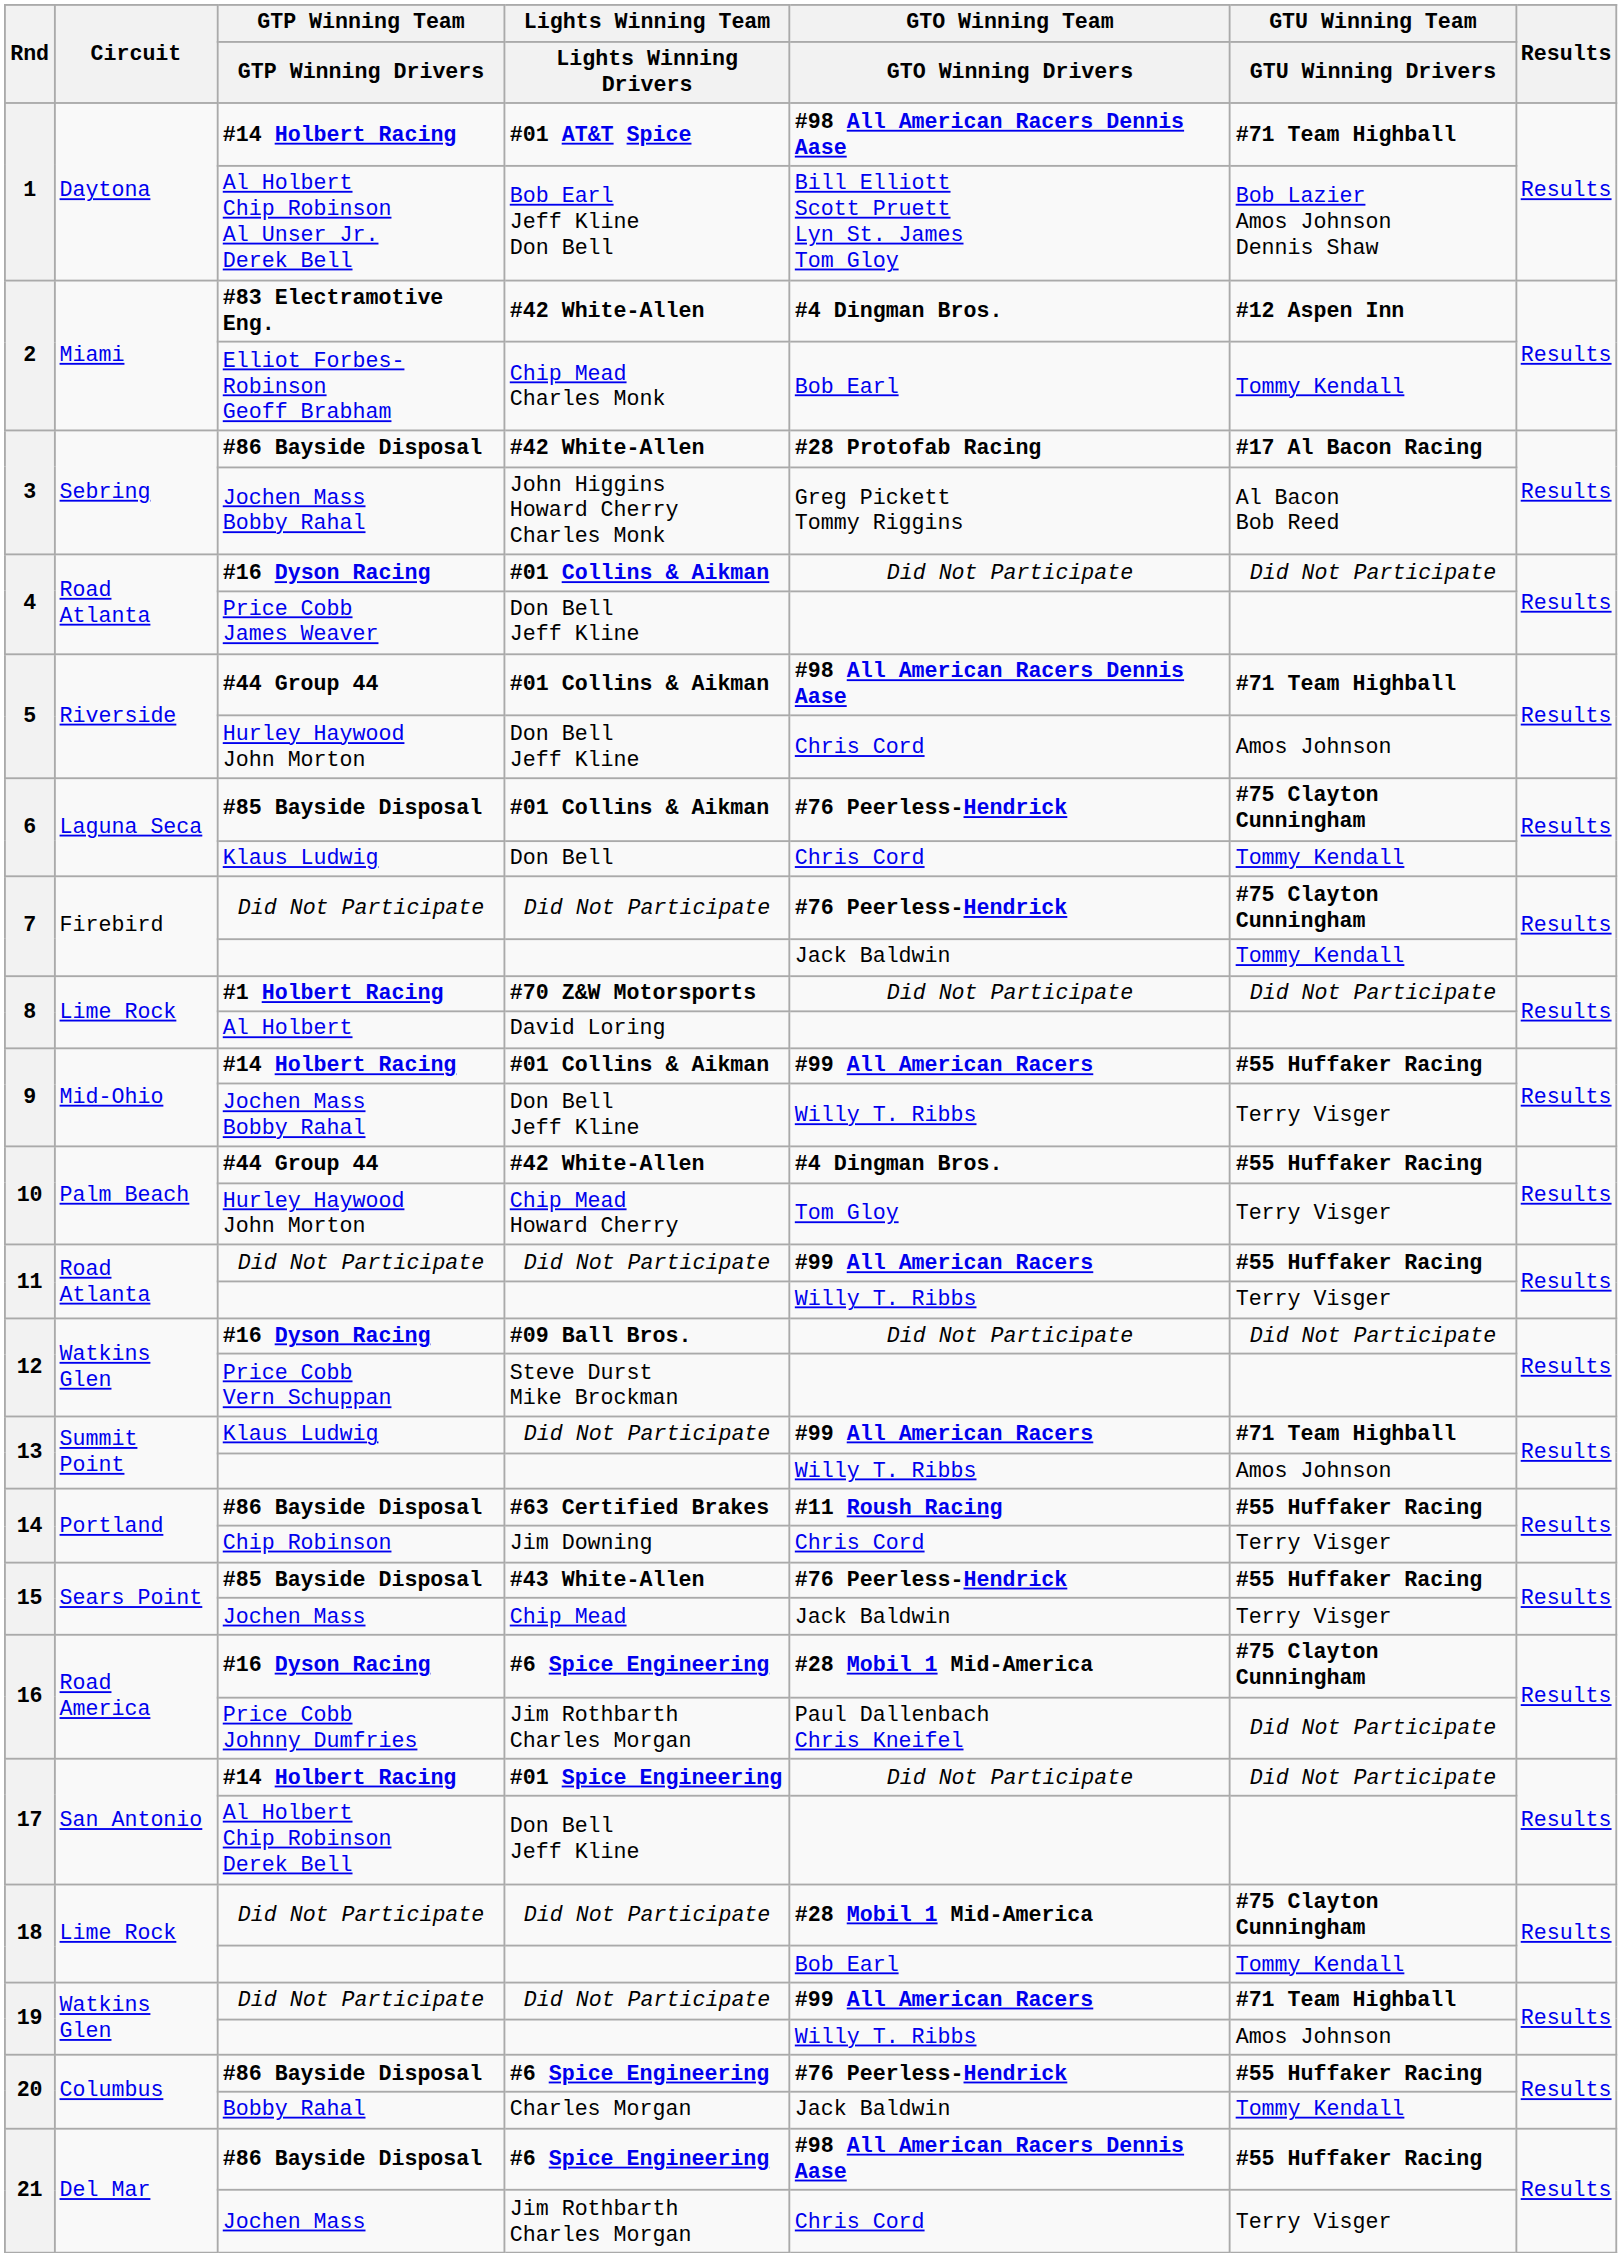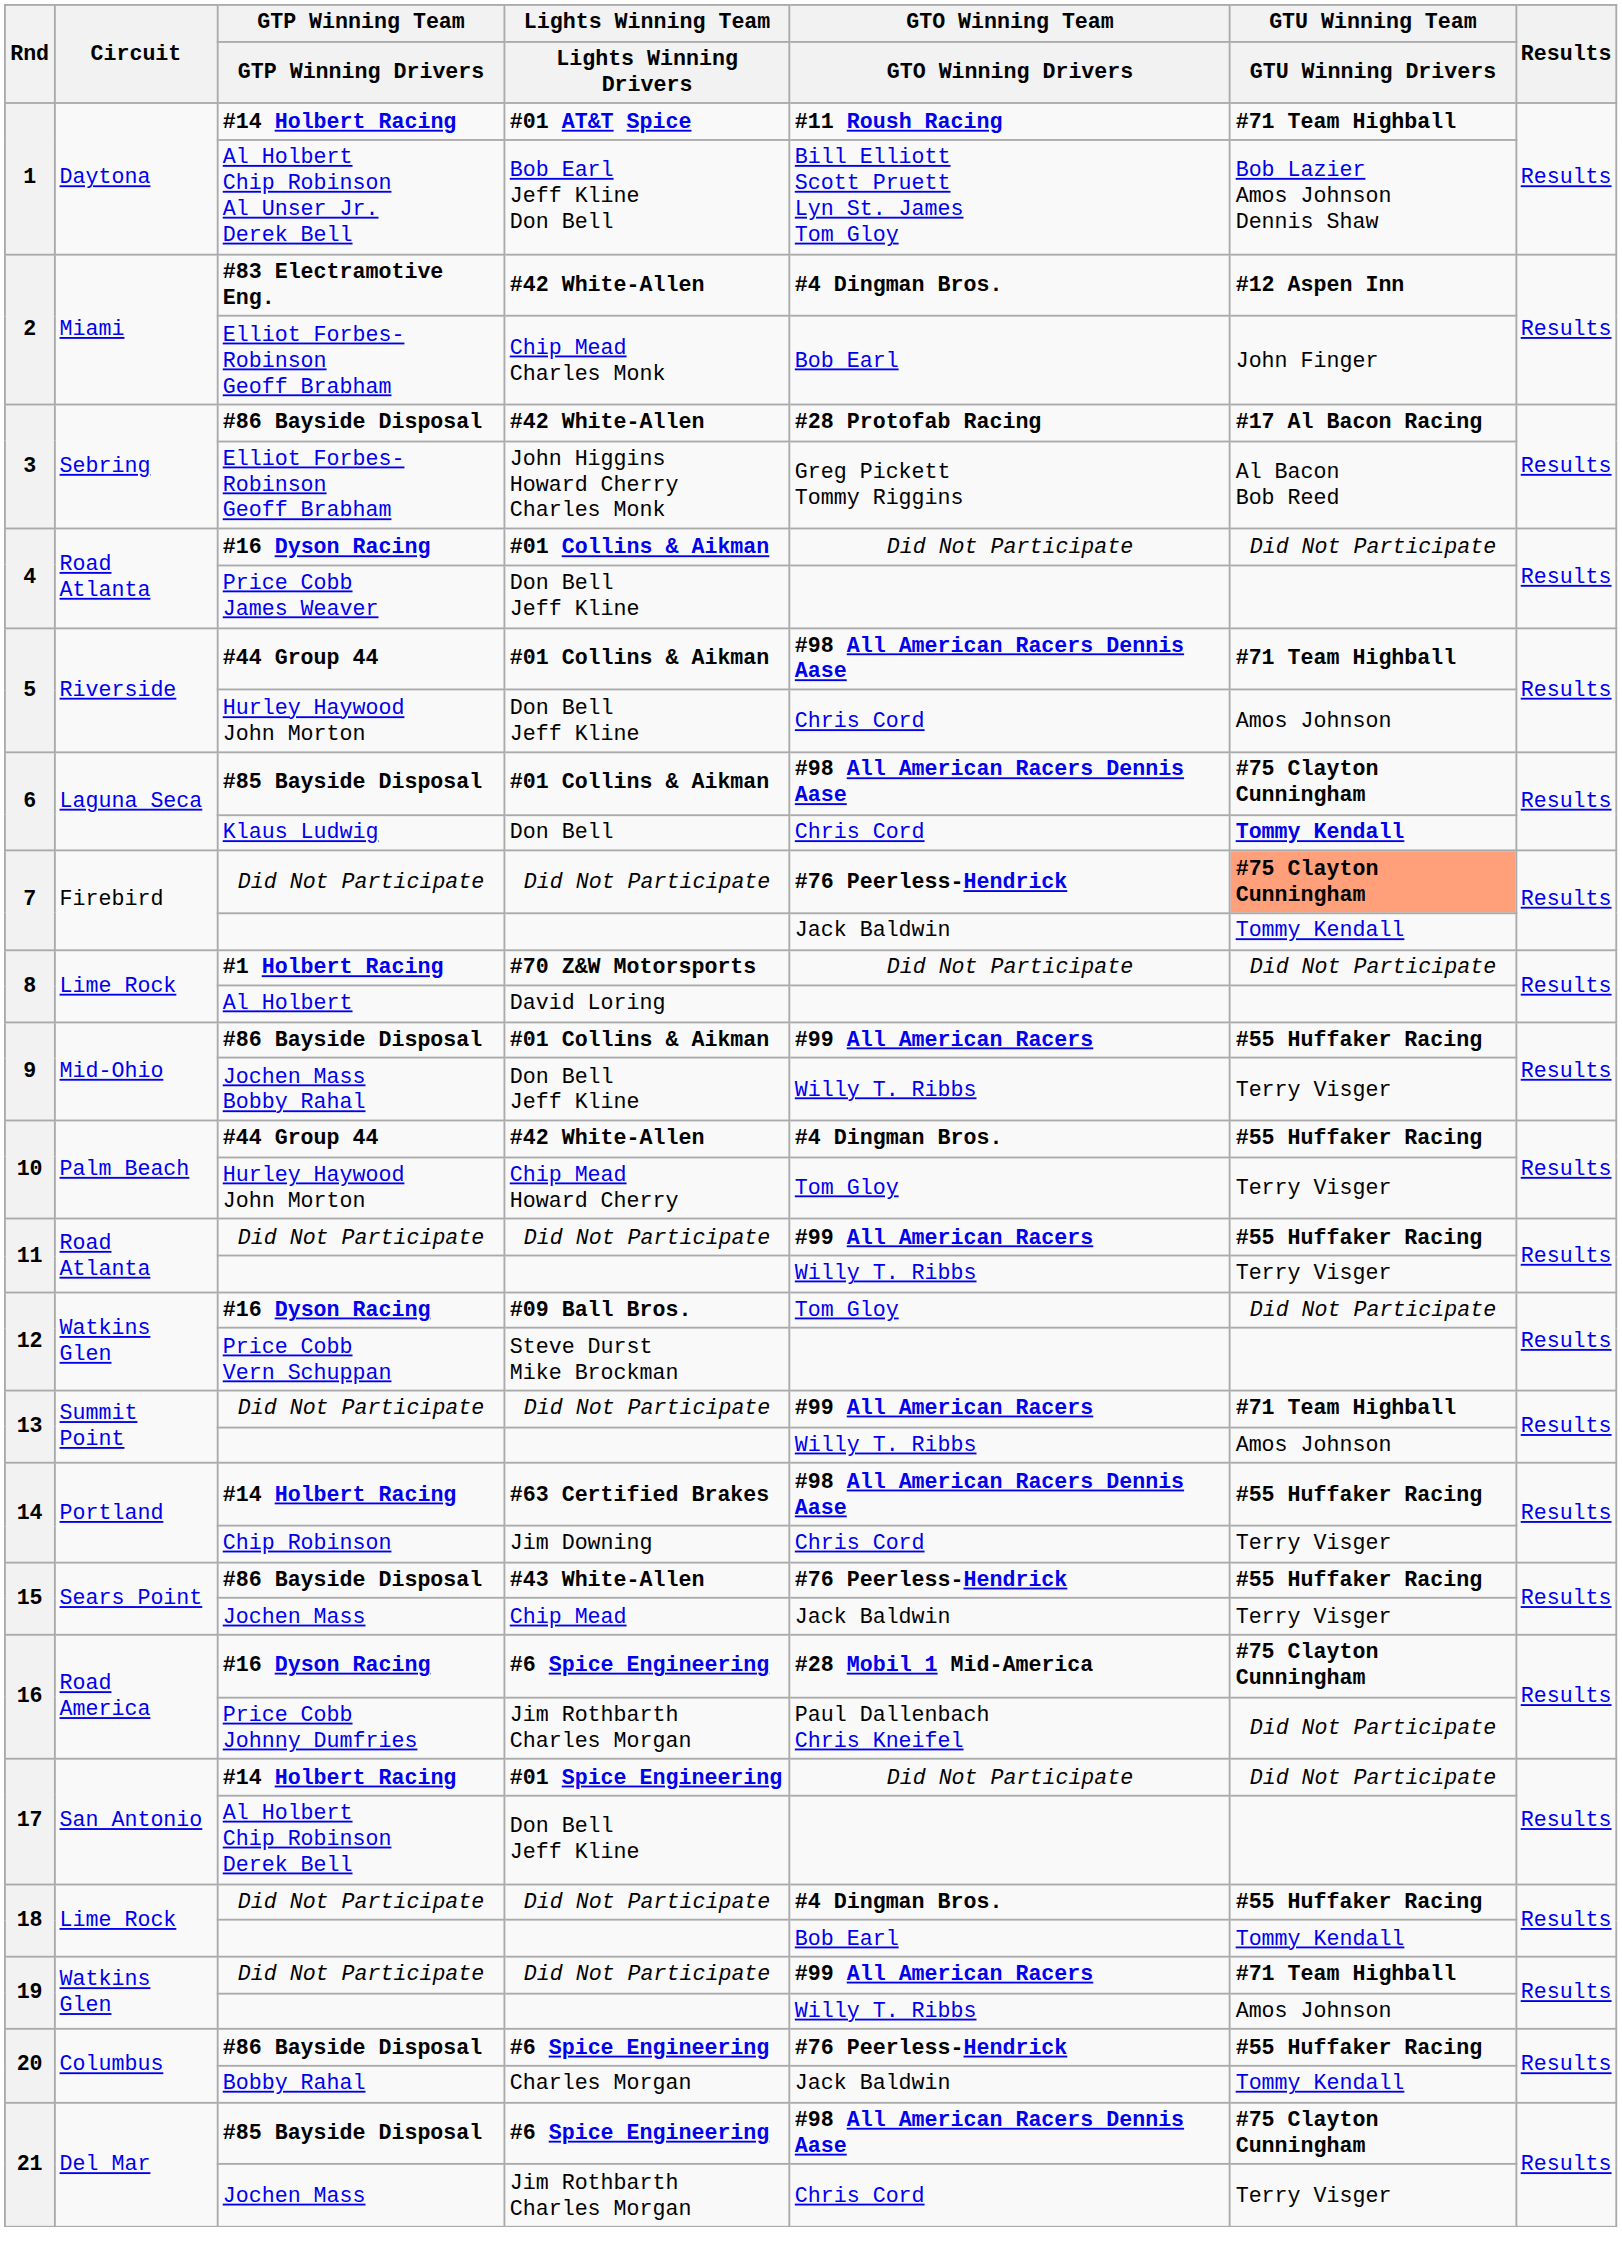(989, 134) #98 All American Racers Dennis Aase -> (899, 121) #11 Roush Racing
(1320, 386) Tommy Kendall -> (1307, 360) John Finger
(294, 510) Jochen Mass Bobby Rahal -> (314, 485) Elliot Forbes-Robinson Geoff Brabham
(931, 809) #76 Peerless-Hendrick -> (989, 783) #98 All American Racers Dennis Aase
(1320, 858) normal -> (1320, 832) bold
(1307, 907) no background -> (1307, 882) lightsalmon background
(340, 1066) #14 Holbert Racing -> (353, 1040) #86 Bayside Disposal
(1010, 1336) Did Not Participate -> (847, 1310) Tom Gloy
(301, 1434) Klaus Ludwig -> (361, 1409) Did Not Participate
(353, 1507) #86 Bayside Disposal -> (340, 1494) #14 Holbert Racing
(899, 1507) #11 Roush Racing -> (989, 1494) #98 All American Racers Dennis Aase
(353, 1580) #85 Bayside Disposal -> (353, 1580) #86 Bayside Disposal
(944, 1915) #28 Mobil 1 Mid-America -> (899, 1902) #4 Dingman Bros.
(1307, 1915) #75 Clayton Cunningham -> (1359, 1902) #55 Huffaker Racing
(353, 2159) #86 Bayside Disposal -> (353, 2133) #85 Bayside Disposal
(1359, 2159) #55 Huffaker Racing -> (1307, 2133) #75 Clayton Cunningham
